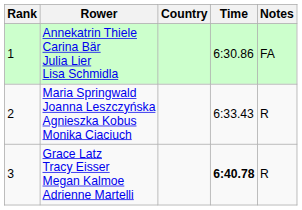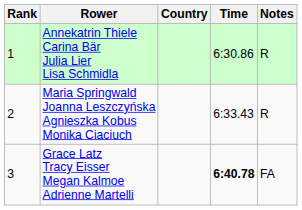(268, 53) FA -> (264, 53) R
(264, 174) R -> (268, 174) FA
